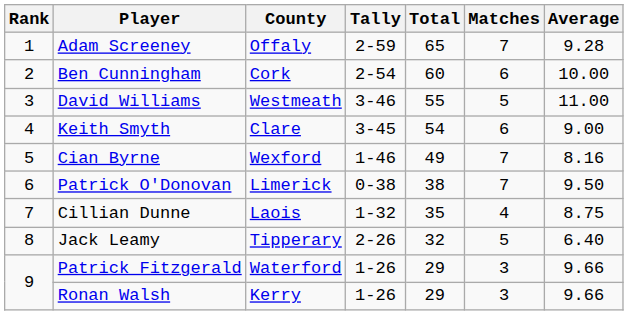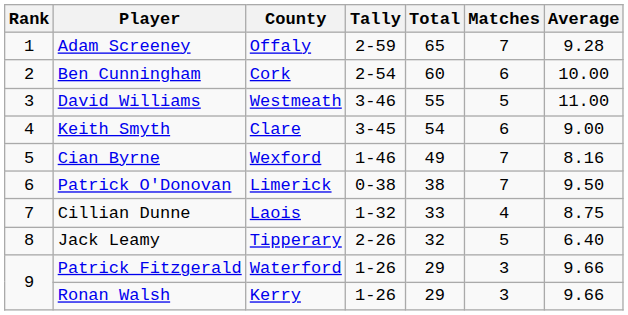(435, 213) 35 -> (435, 213) 33
